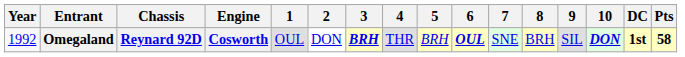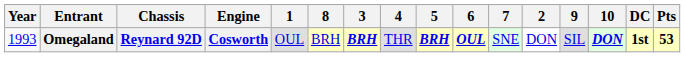columns swapped: (326, 15) <-> (540, 15)
(22, 39) 1992 -> (22, 39) 1993
(435, 39) normal -> (434, 39) bold
(664, 39) 58 -> (666, 39) 53
